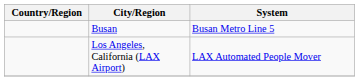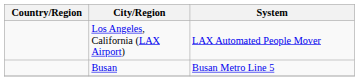rows swapped: (104, 28) <-> (126, 56)
